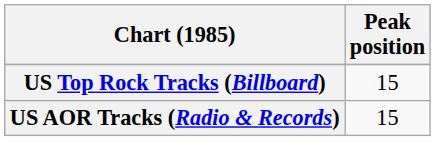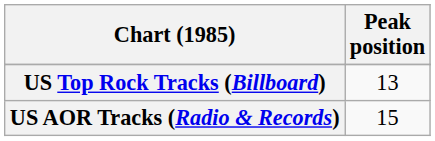(387, 82) 15 -> (387, 82) 13
